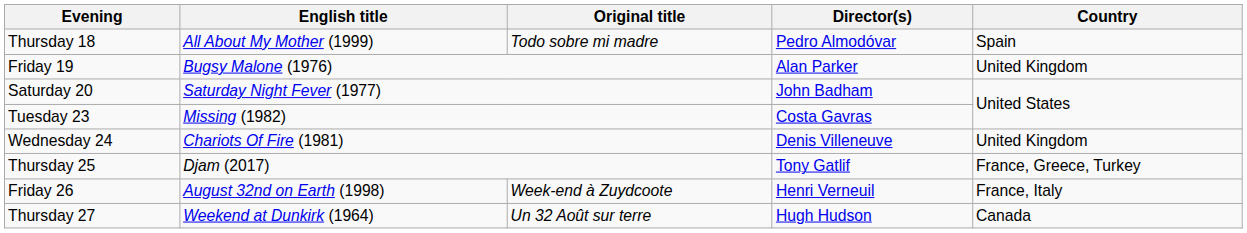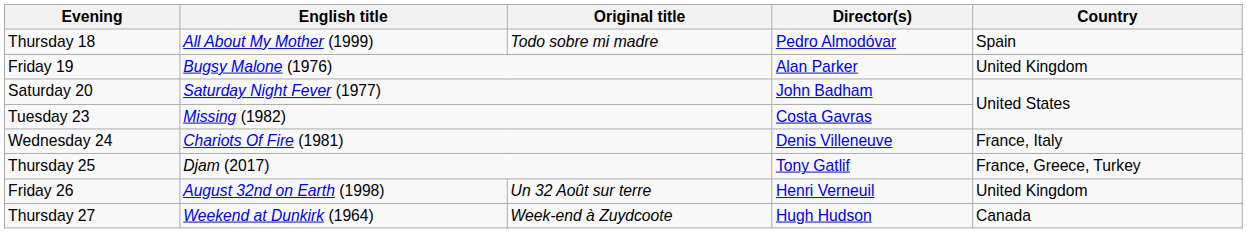(1032, 141) United Kingdom -> (1019, 141) France, Italy
(591, 191) Week-end à Zuydcoote -> (581, 191) Un 32 Août sur terre
(1019, 191) France, Italy -> (1032, 191) United Kingdom
(581, 215) Un 32 Août sur terre -> (591, 215) Week-end à Zuydcoote
